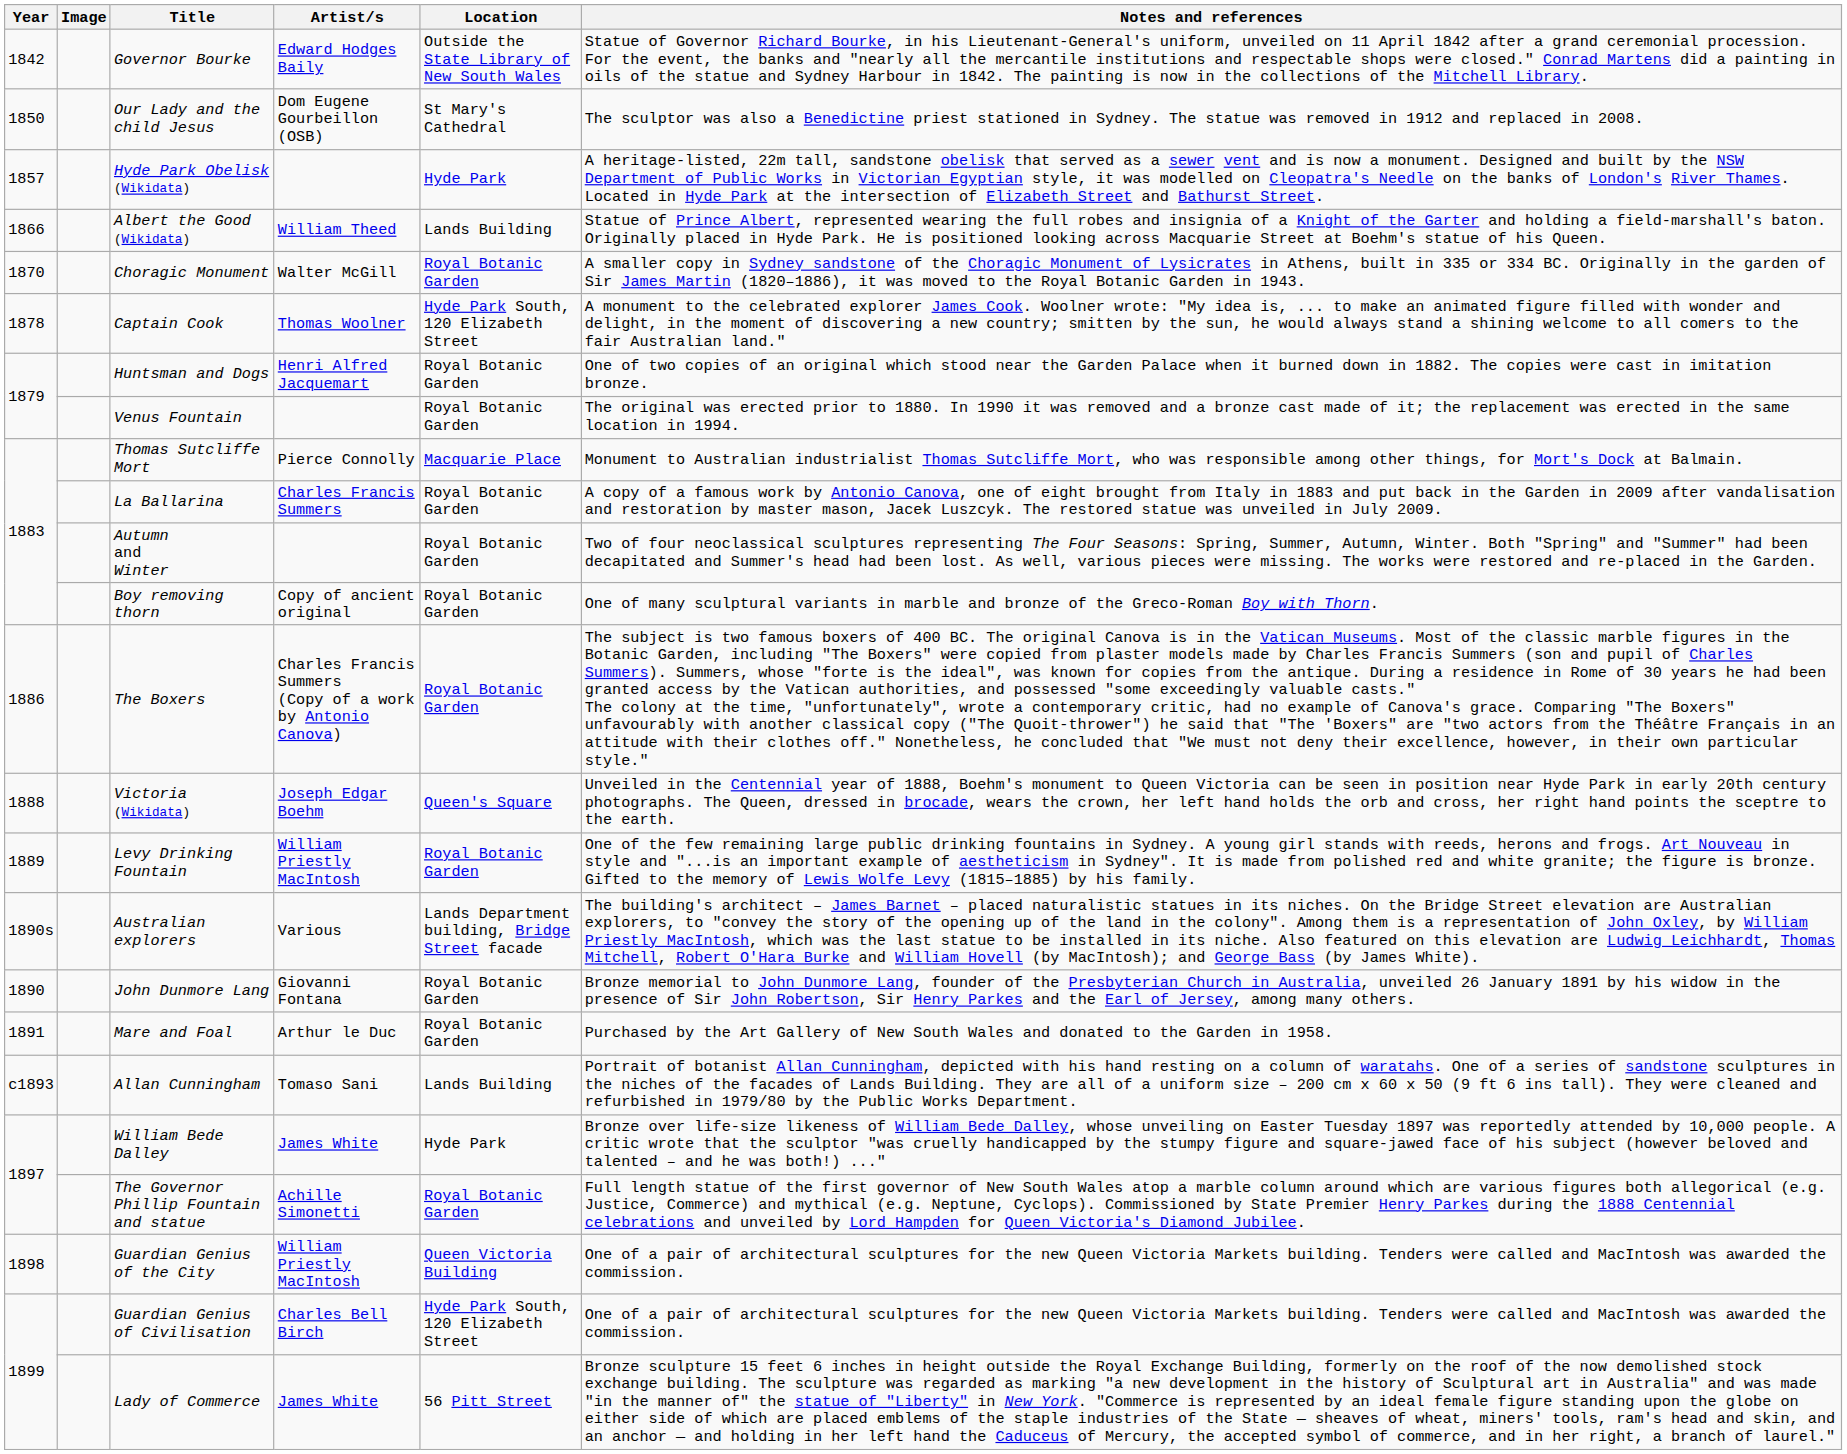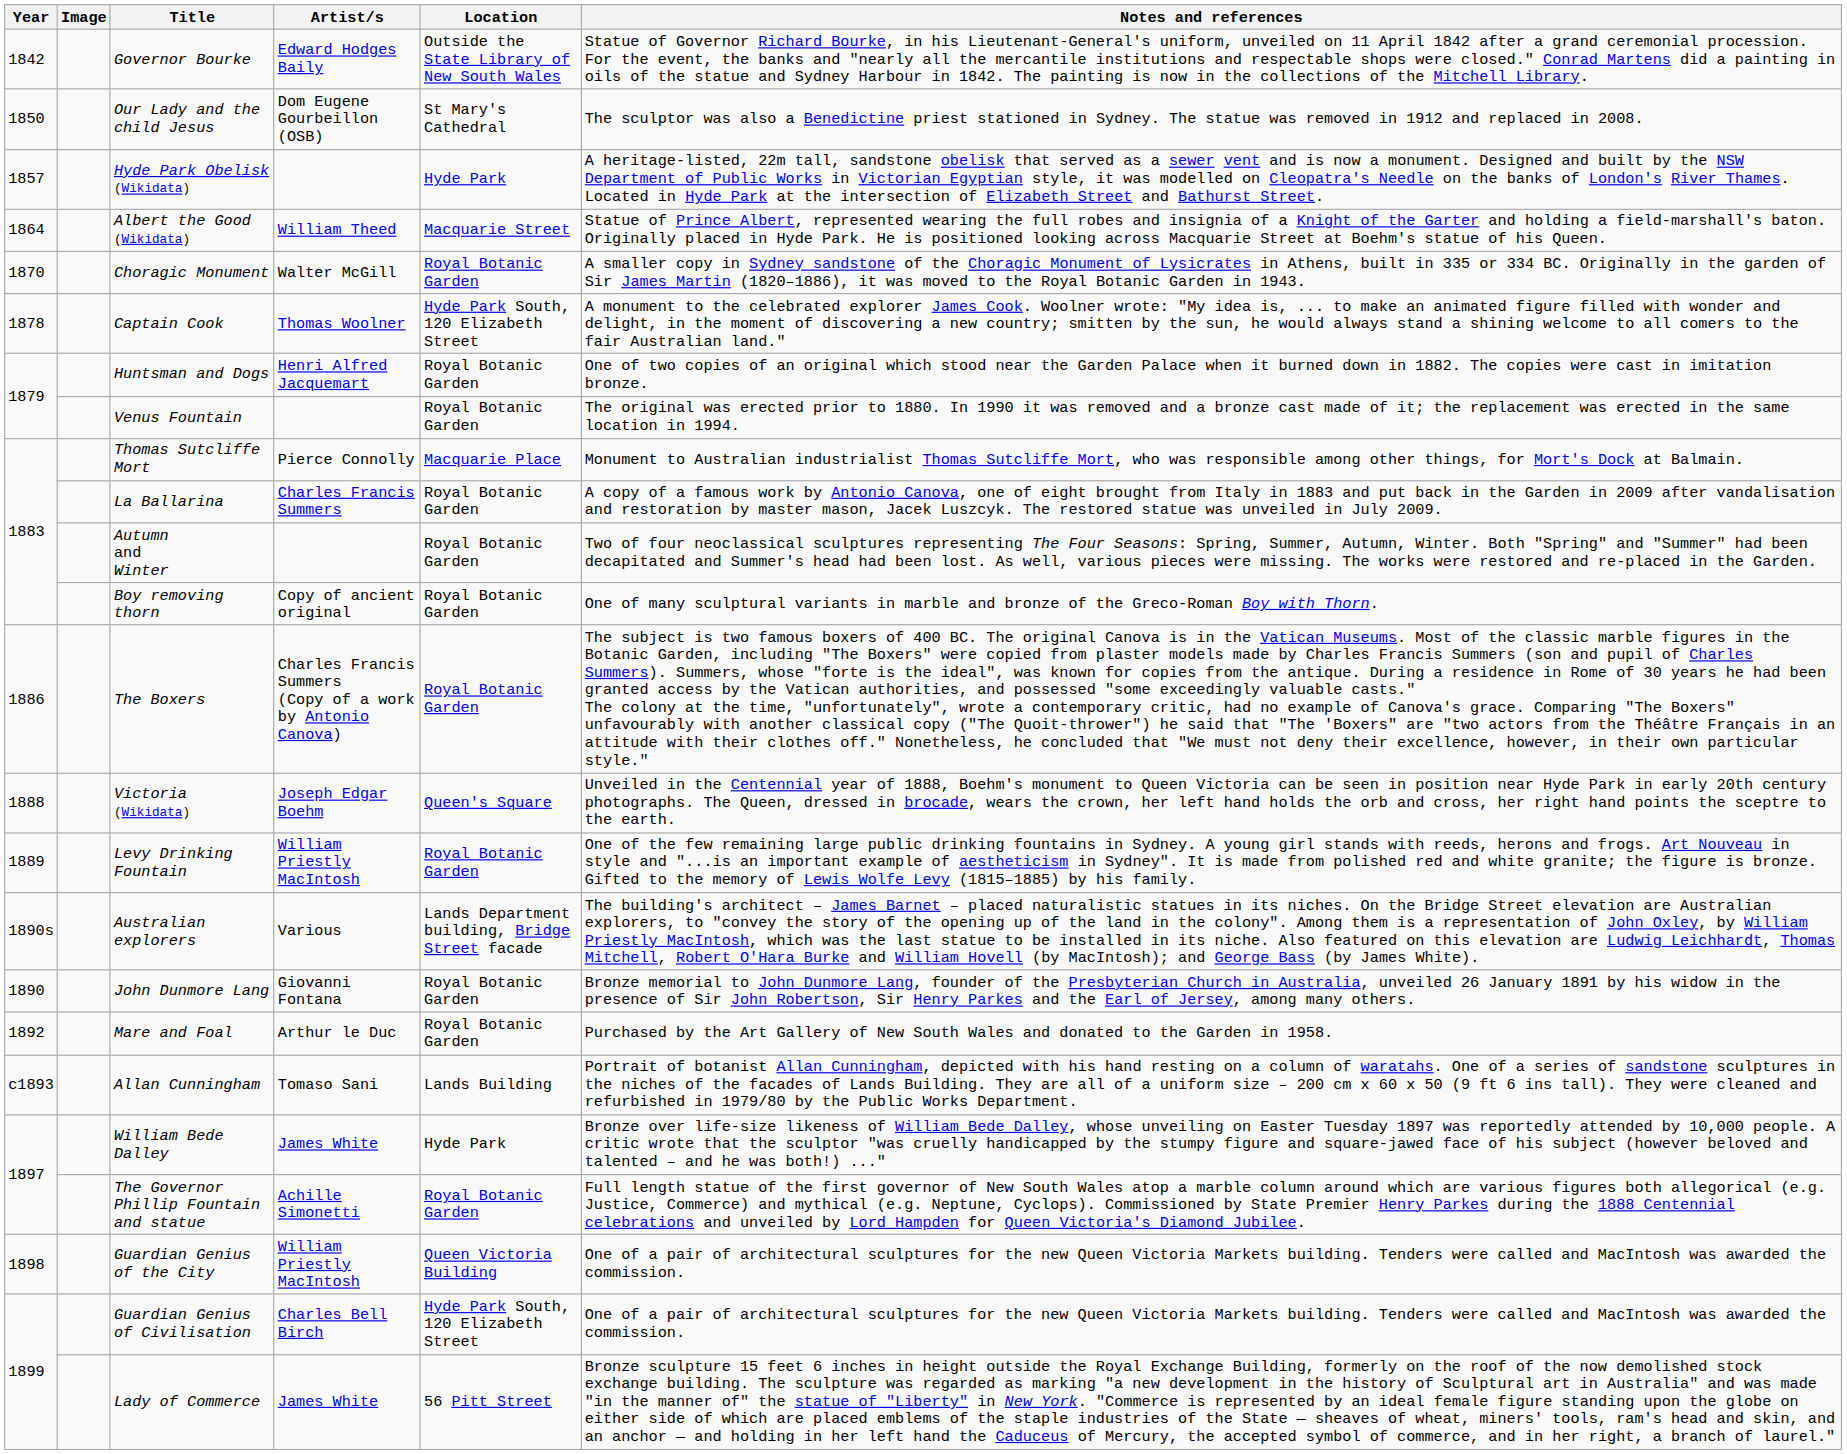(26, 230) 1866 -> (26, 230) 1864
(488, 230) Lands Building -> (497, 230) Macquarie Street
(26, 1034) 1891 -> (26, 1034) 1892
